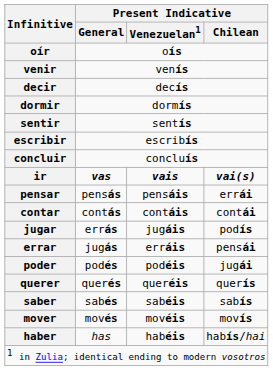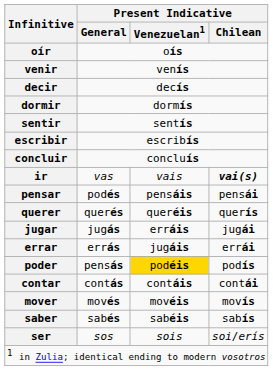(101, 176) bold -> (104, 176) normal
(165, 176) bold -> (169, 176) normal
(101, 194) pensás -> (104, 194) podés
(236, 194) errái -> (238, 194) pensái
rows swapped: (40, 212) <-> (40, 283)
(101, 230) errás -> (104, 230) jugás
(165, 230) jugáis -> (169, 230) erráis
(236, 230) podís -> (238, 230) jugái
(101, 247) jugás -> (104, 247) errás
(165, 247) erráis -> (169, 247) jugáis
(236, 247) pensái -> (238, 247) errái
(101, 265) podés -> (104, 265) pensás
(165, 265) no background -> (169, 265) gold background
(236, 265) jugái -> (238, 265) podís
rows swapped: (40, 319) <-> (40, 301)
+ row: (41, 336)
- row: (40, 336)
